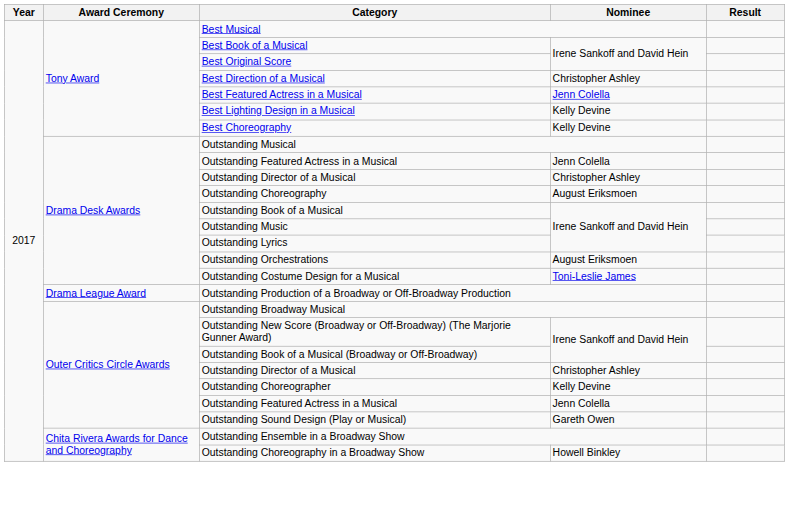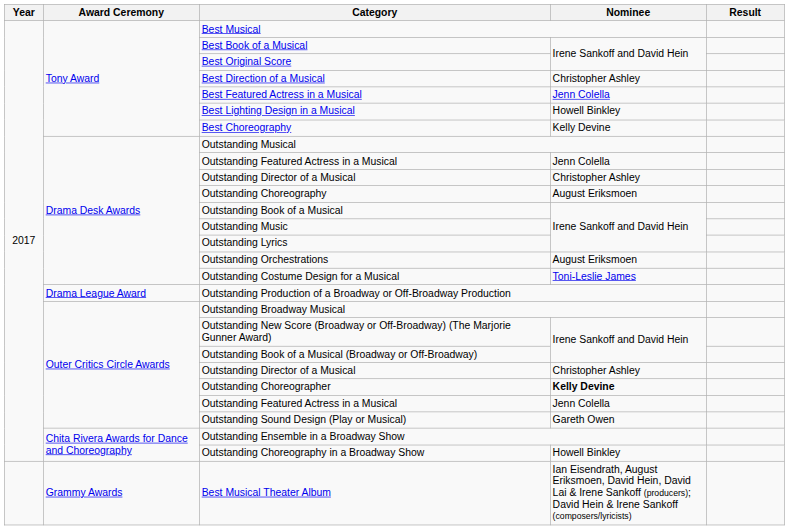(582, 111) Kelly Devine -> (586, 111) Howell Binkley
(582, 387) normal -> (584, 387) bold
+ row: (84, 493)
